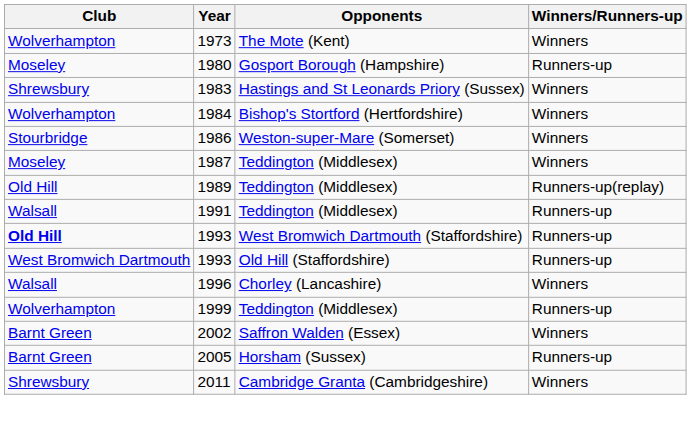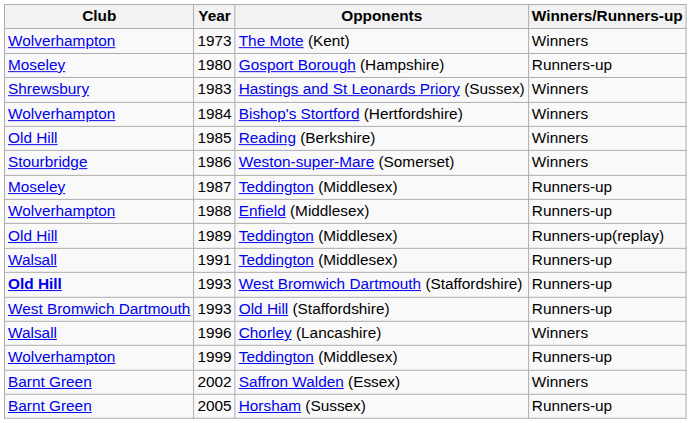+ row: (215, 138)
(560, 162) Winners -> (572, 187) Runners-up
+ row: (215, 211)
- row: (214, 382)
